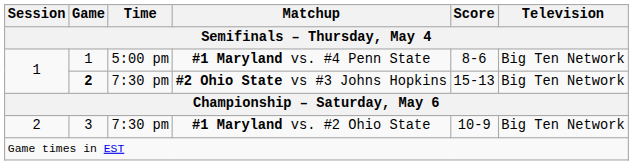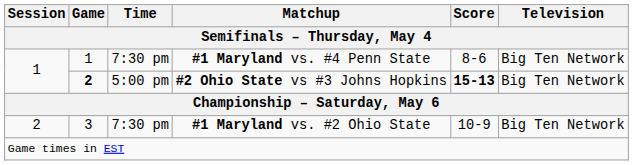(140, 60) 5:00 pm -> (140, 60) 7:30 pm
(140, 82) 7:30 pm -> (140, 82) 5:00 pm
(474, 82) normal -> (474, 82) bold
